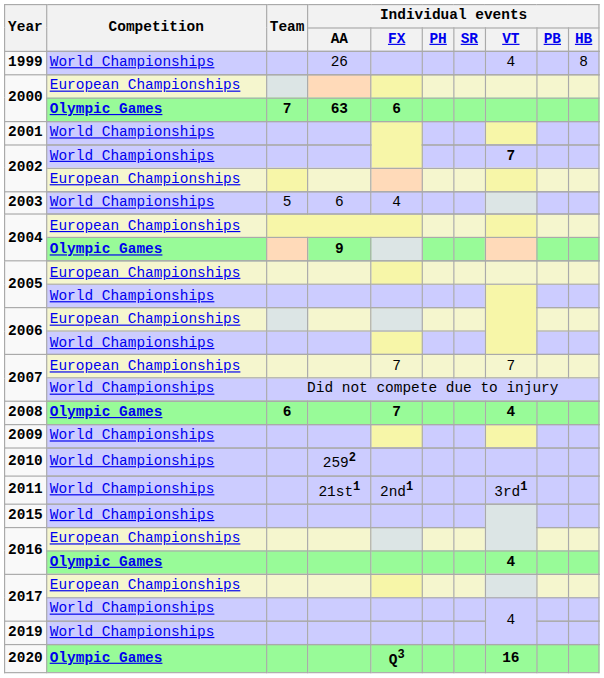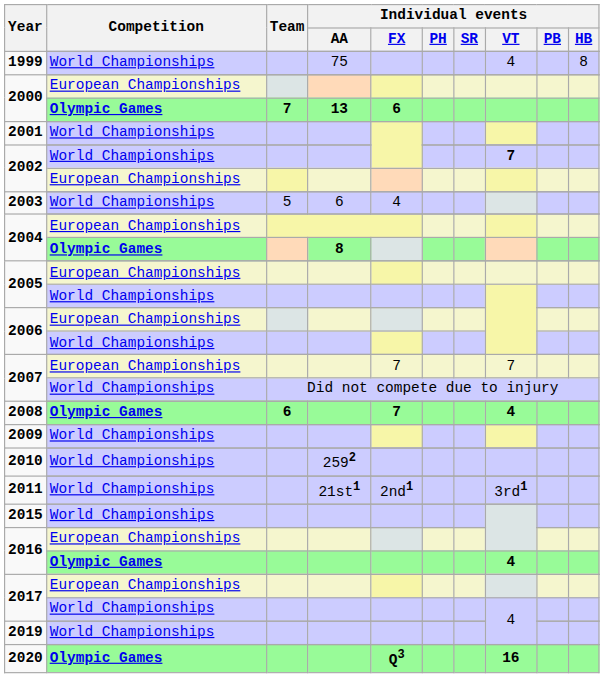(339, 63) 26 -> (339, 63) 75
(339, 110) 63 -> (339, 110) 13
(339, 250) 9 -> (339, 250) 8
